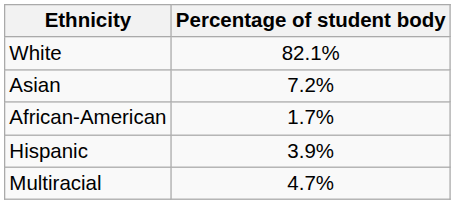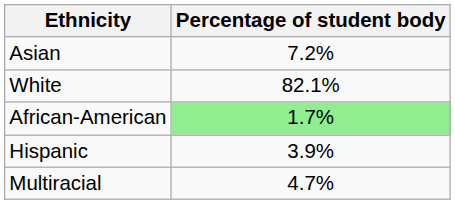rows swapped: (36, 53) <-> (35, 85)
(311, 118) no background -> (311, 118) lightgreen background
